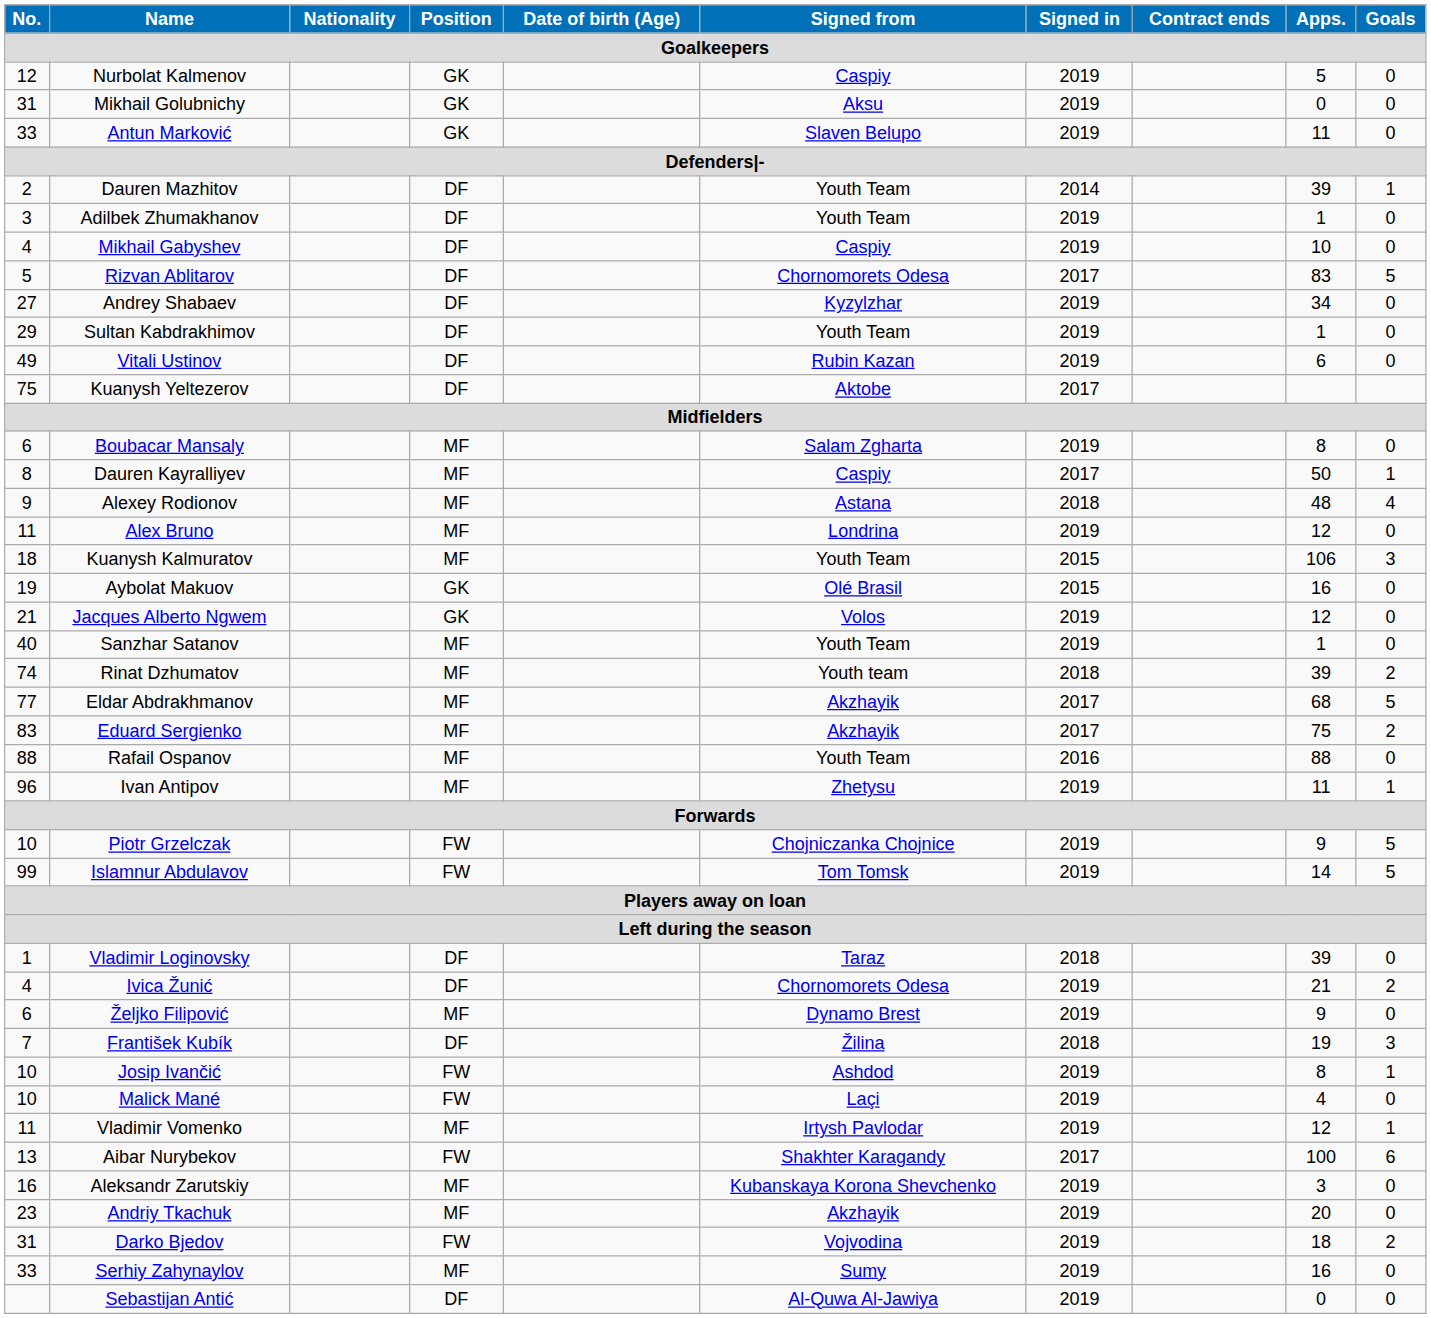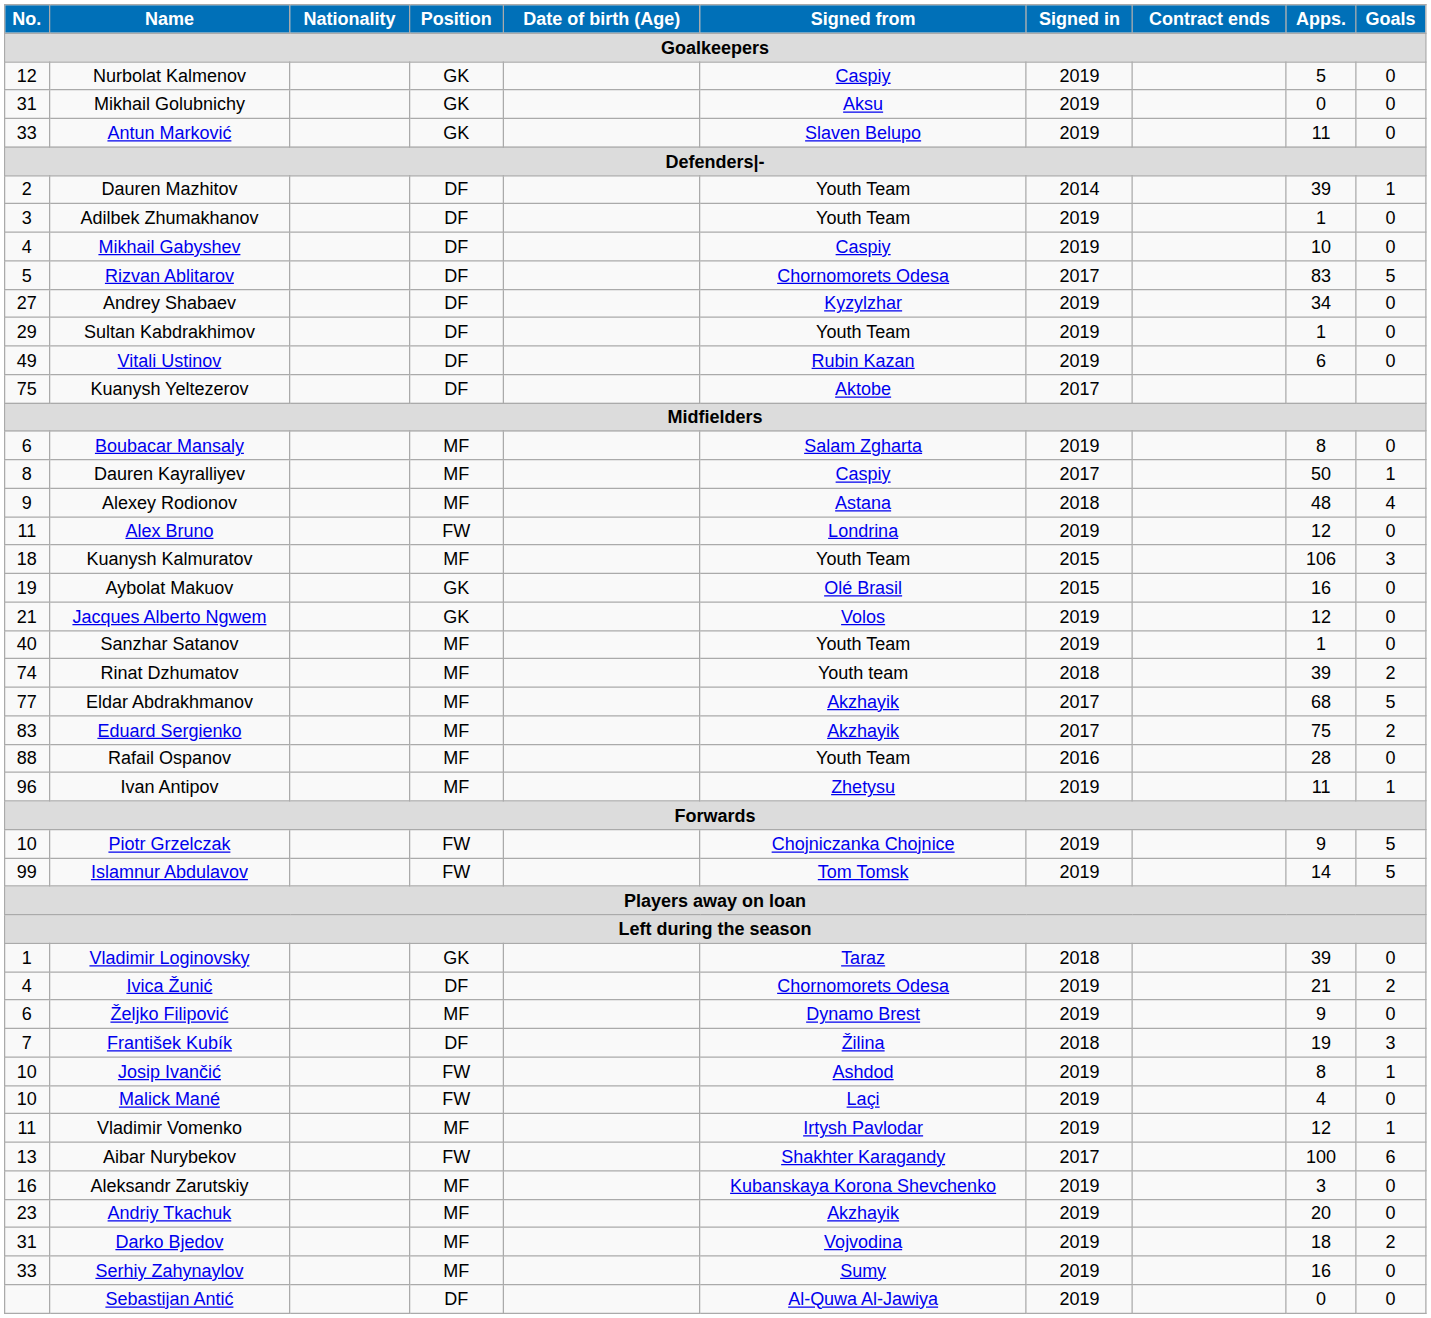(456, 531) MF -> (456, 531) FW
(1321, 759) 88 -> (1321, 759) 28
(456, 958) DF -> (456, 958) GK
(456, 1242) FW -> (456, 1242) MF
